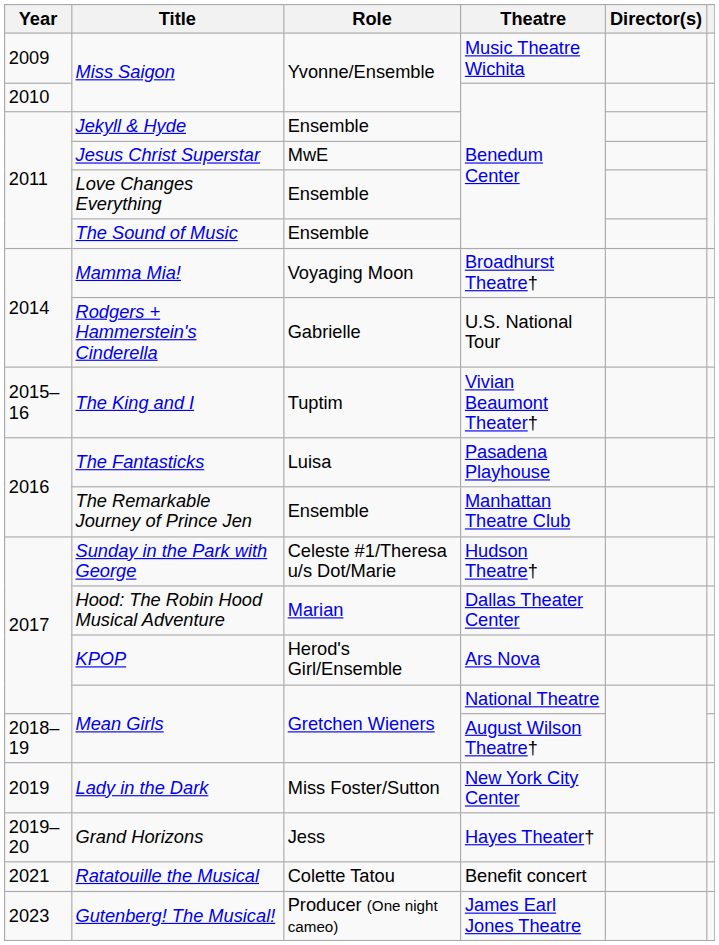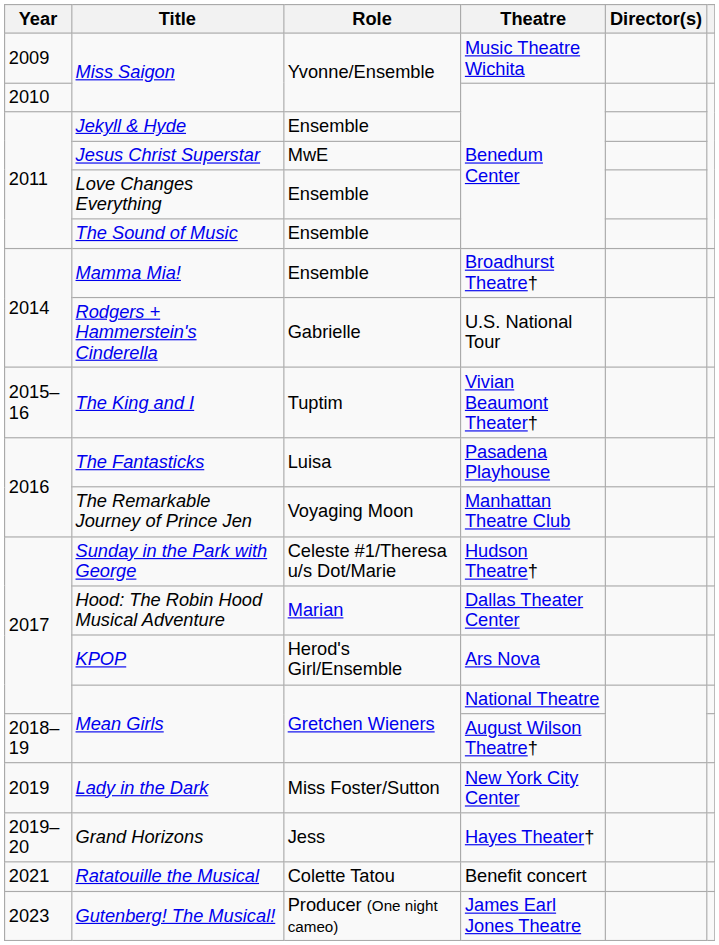(351, 272) Voyaging Moon -> (328, 272) Ensemble
(328, 511) Ensemble -> (351, 511) Voyaging Moon
